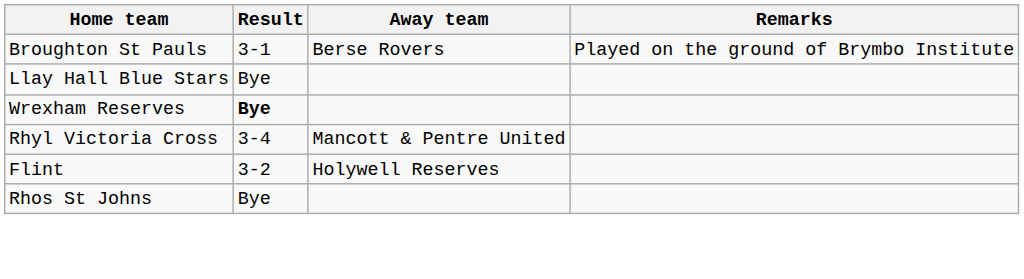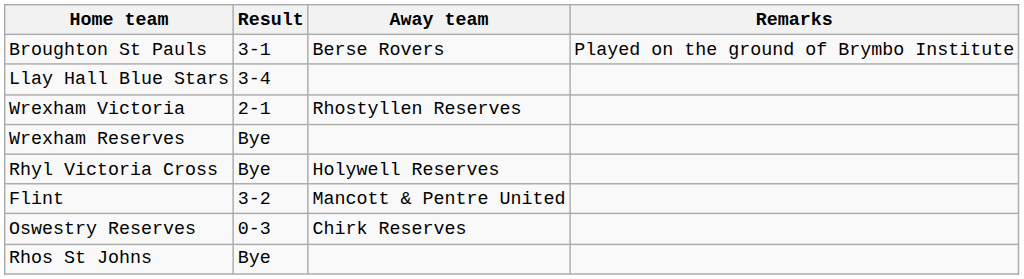(254, 79) Bye -> (254, 79) 3-4
+ row: (97, 109)
(254, 109) bold -> (254, 139) normal
(254, 139) 3-4 -> (254, 169) Bye
(439, 139) Mancott & Pentre United -> (406, 169) Holywell Reserves
(406, 169) Holywell Reserves -> (439, 199) Mancott & Pentre United
+ row: (103, 229)
